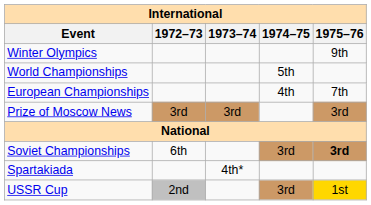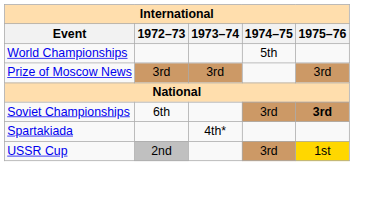- row: (52, 53)
- row: (78, 92)
